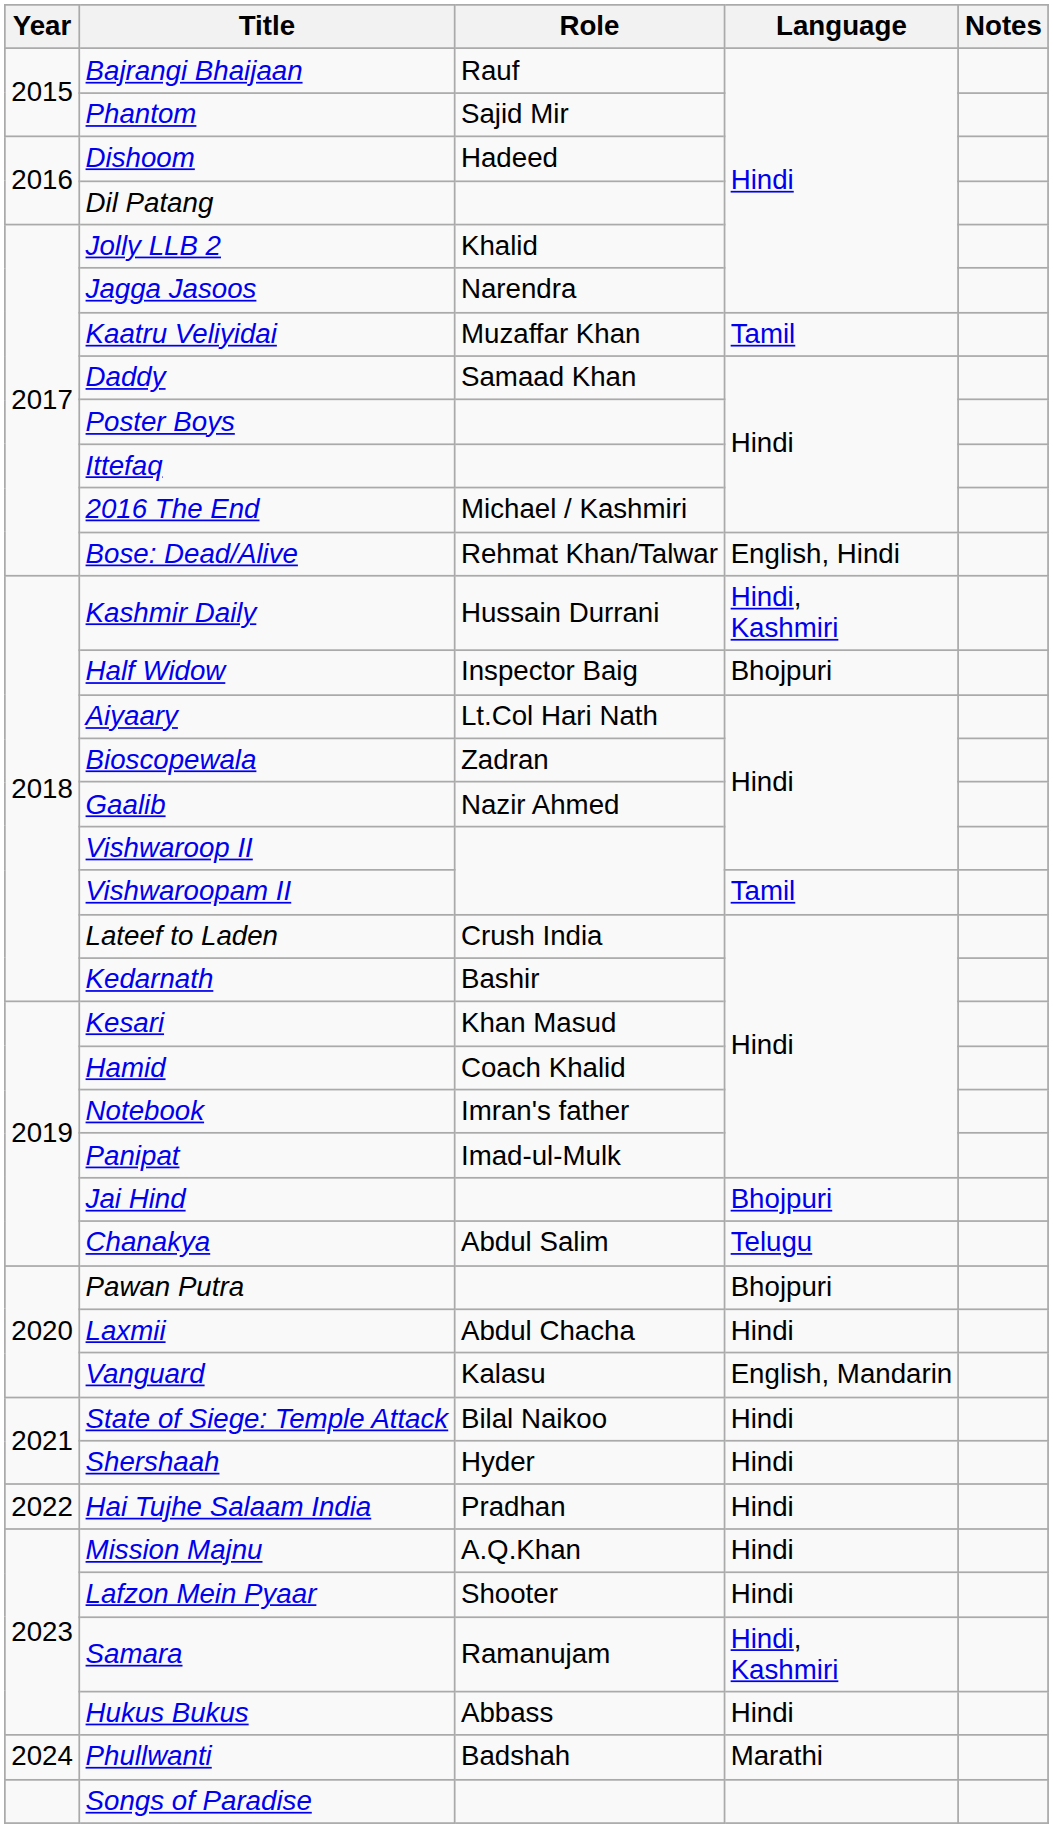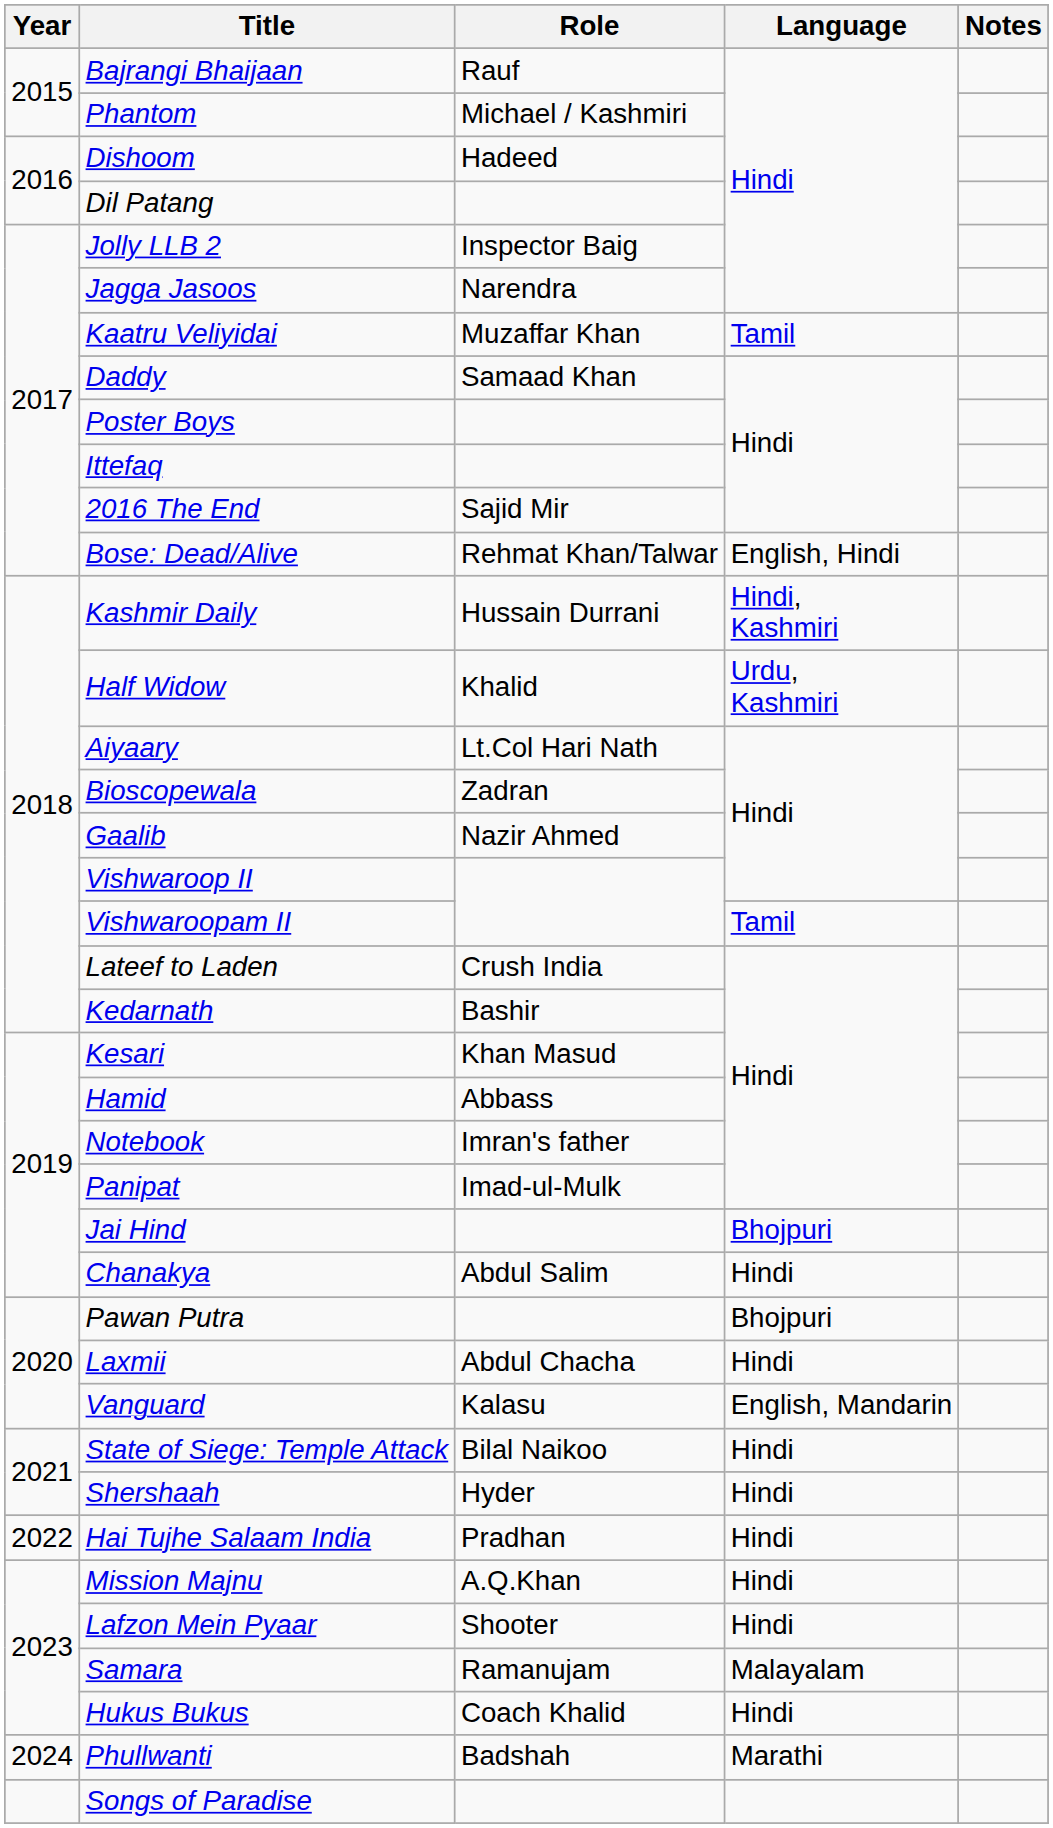(515, 114) Sajid Mir -> (574, 114) Michael / Kashmiri
(499, 245) Khalid -> (549, 245) Inspector Baig
(574, 509) Michael / Kashmiri -> (515, 509) Sajid Mir
(549, 672) Inspector Baig -> (499, 687) Khalid
(781, 672) Bhojpuri -> (784, 687) Urdu, Kashmiri
(543, 1067) Coach Khalid -> (507, 1098) Abbass
(771, 1242) Telugu -> (762, 1273) Hindi
(784, 1653) Hindi, Kashmiri -> (798, 1669) Malayalam
(507, 1712) Abbass -> (543, 1712) Coach Khalid
